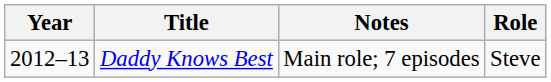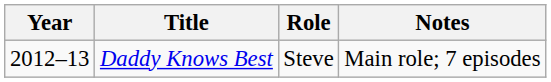columns swapped: (515, 22) <-> (381, 22)
